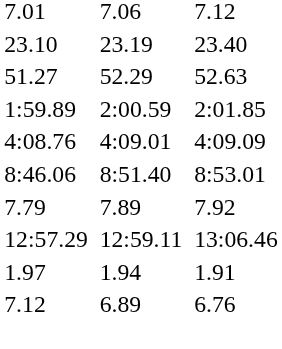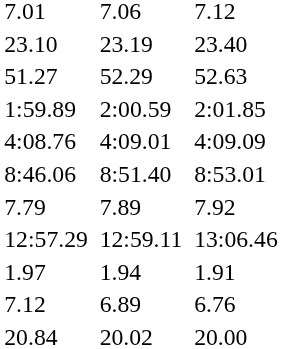+ row: (31, 337)
